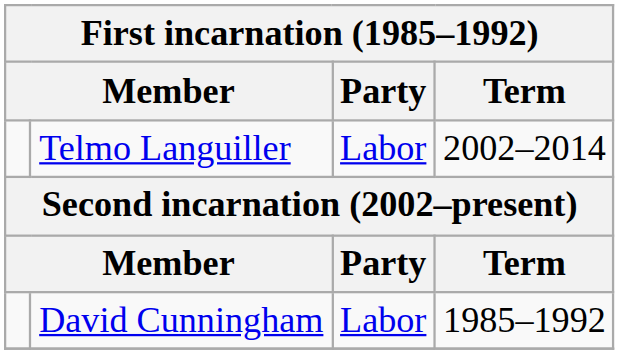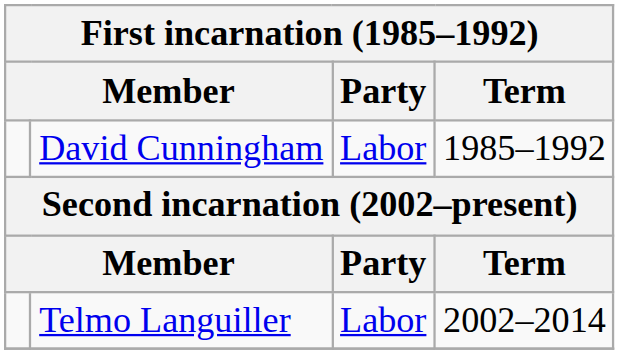rows swapped: (181, 319) <-> (165, 147)
